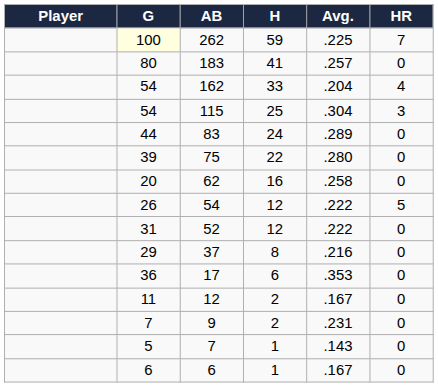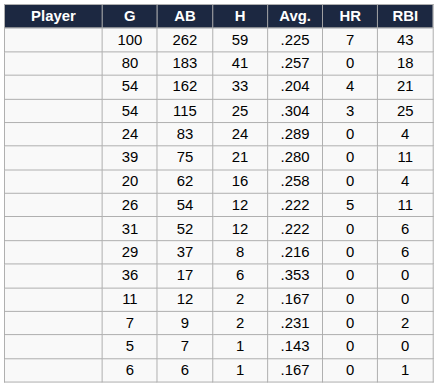+ column: (405, 16)
(148, 39) lightyellow background -> (130, 39) no background
(148, 134) 44 -> (130, 134) 24
(275, 157) 22 -> (240, 157) 21
